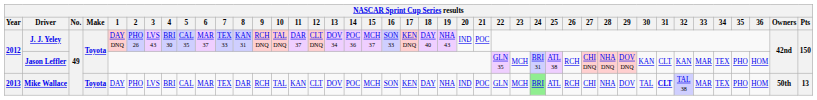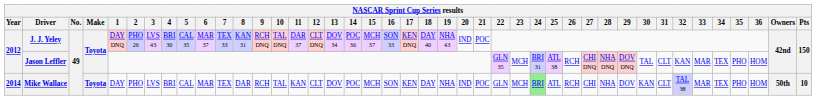(646, 62) KAN -> (646, 62) TAL
(13, 84) 2013 -> (13, 84) 2014
(646, 84) TAL -> (646, 84) KAN
(665, 84) bold -> (664, 84) normal
(805, 84) 13 -> (804, 84) 10
